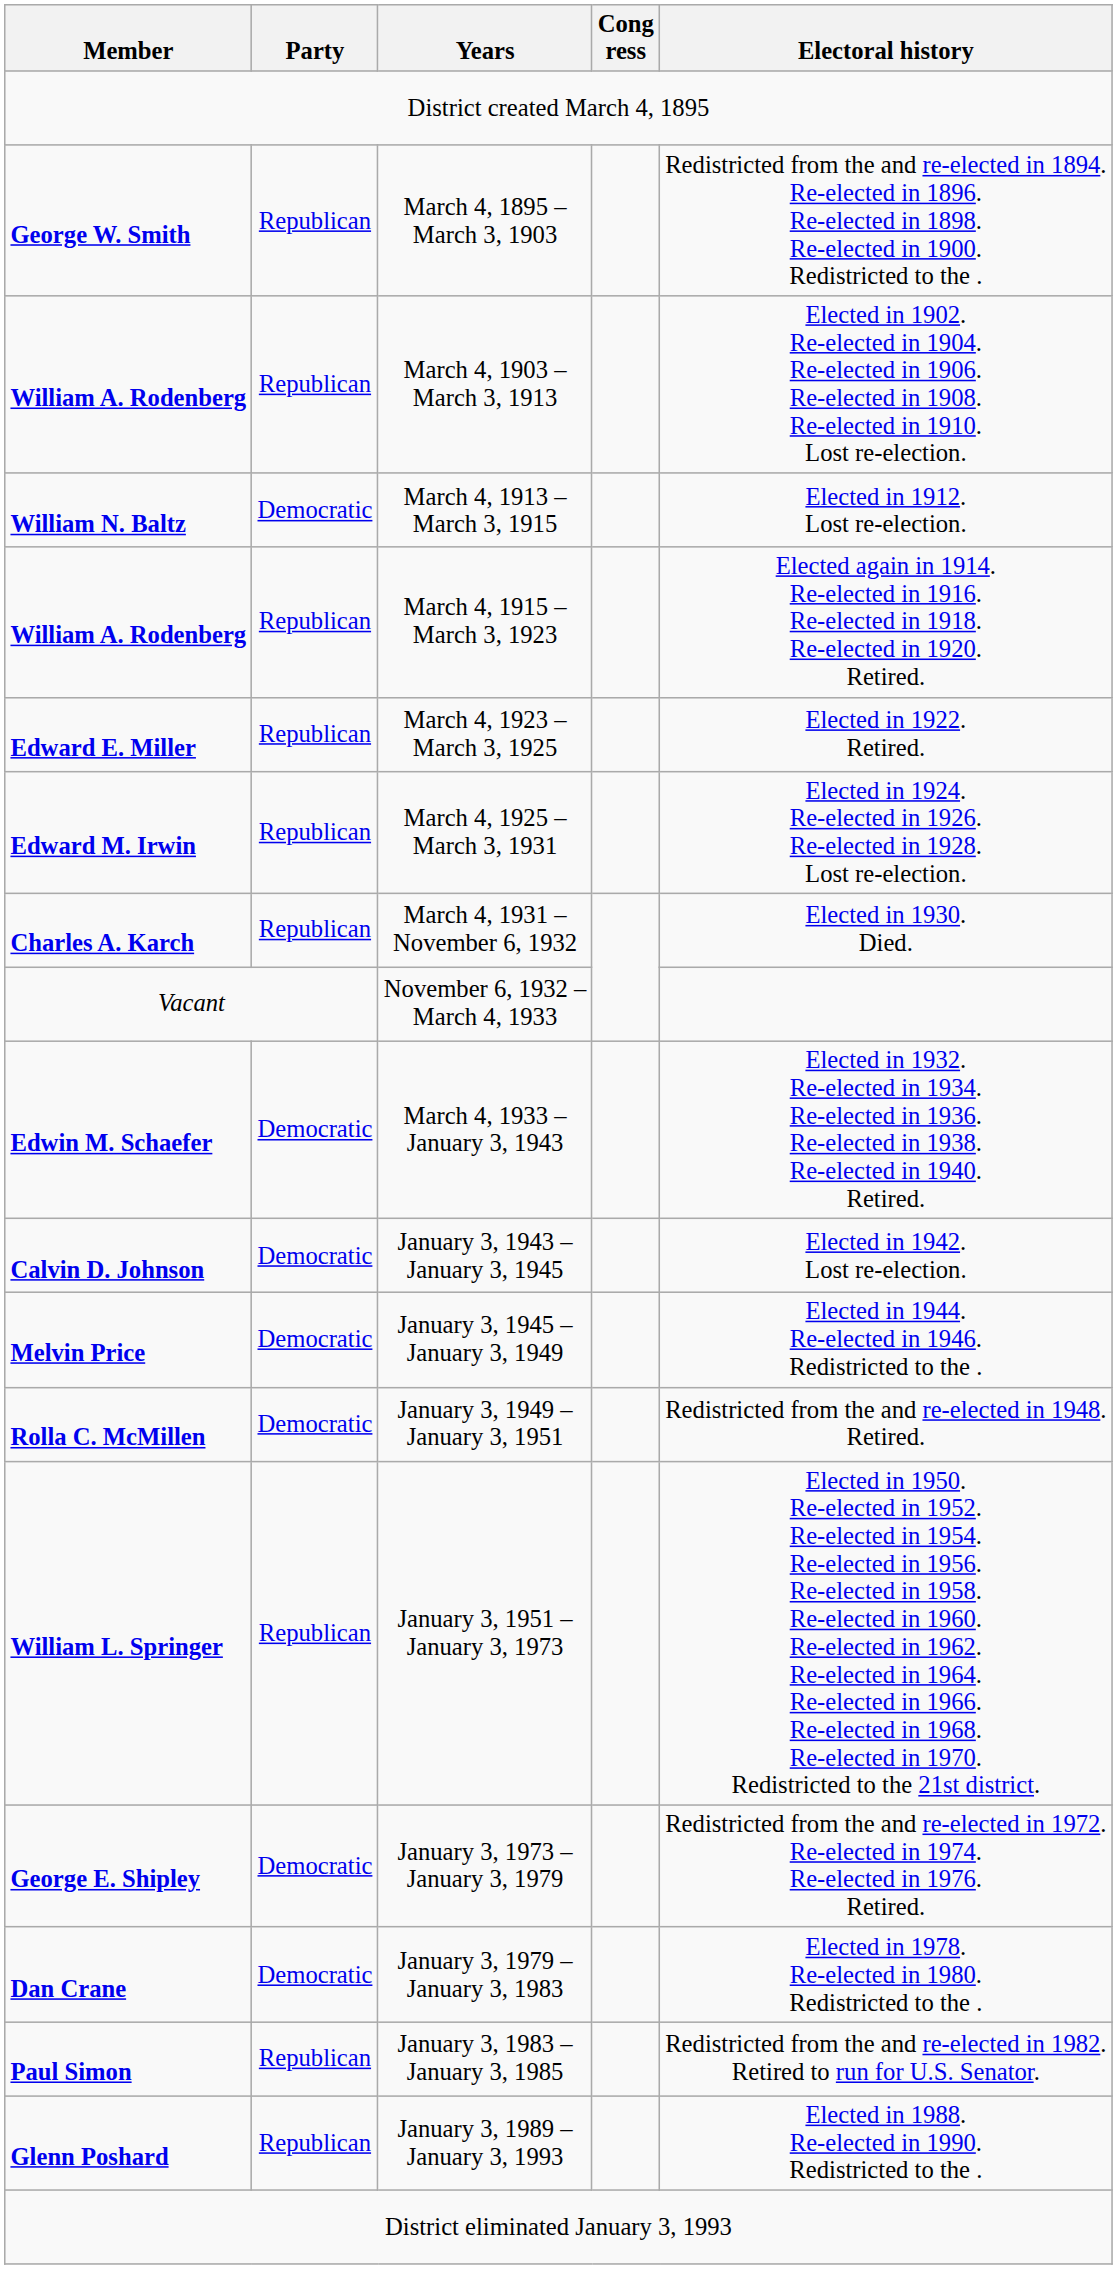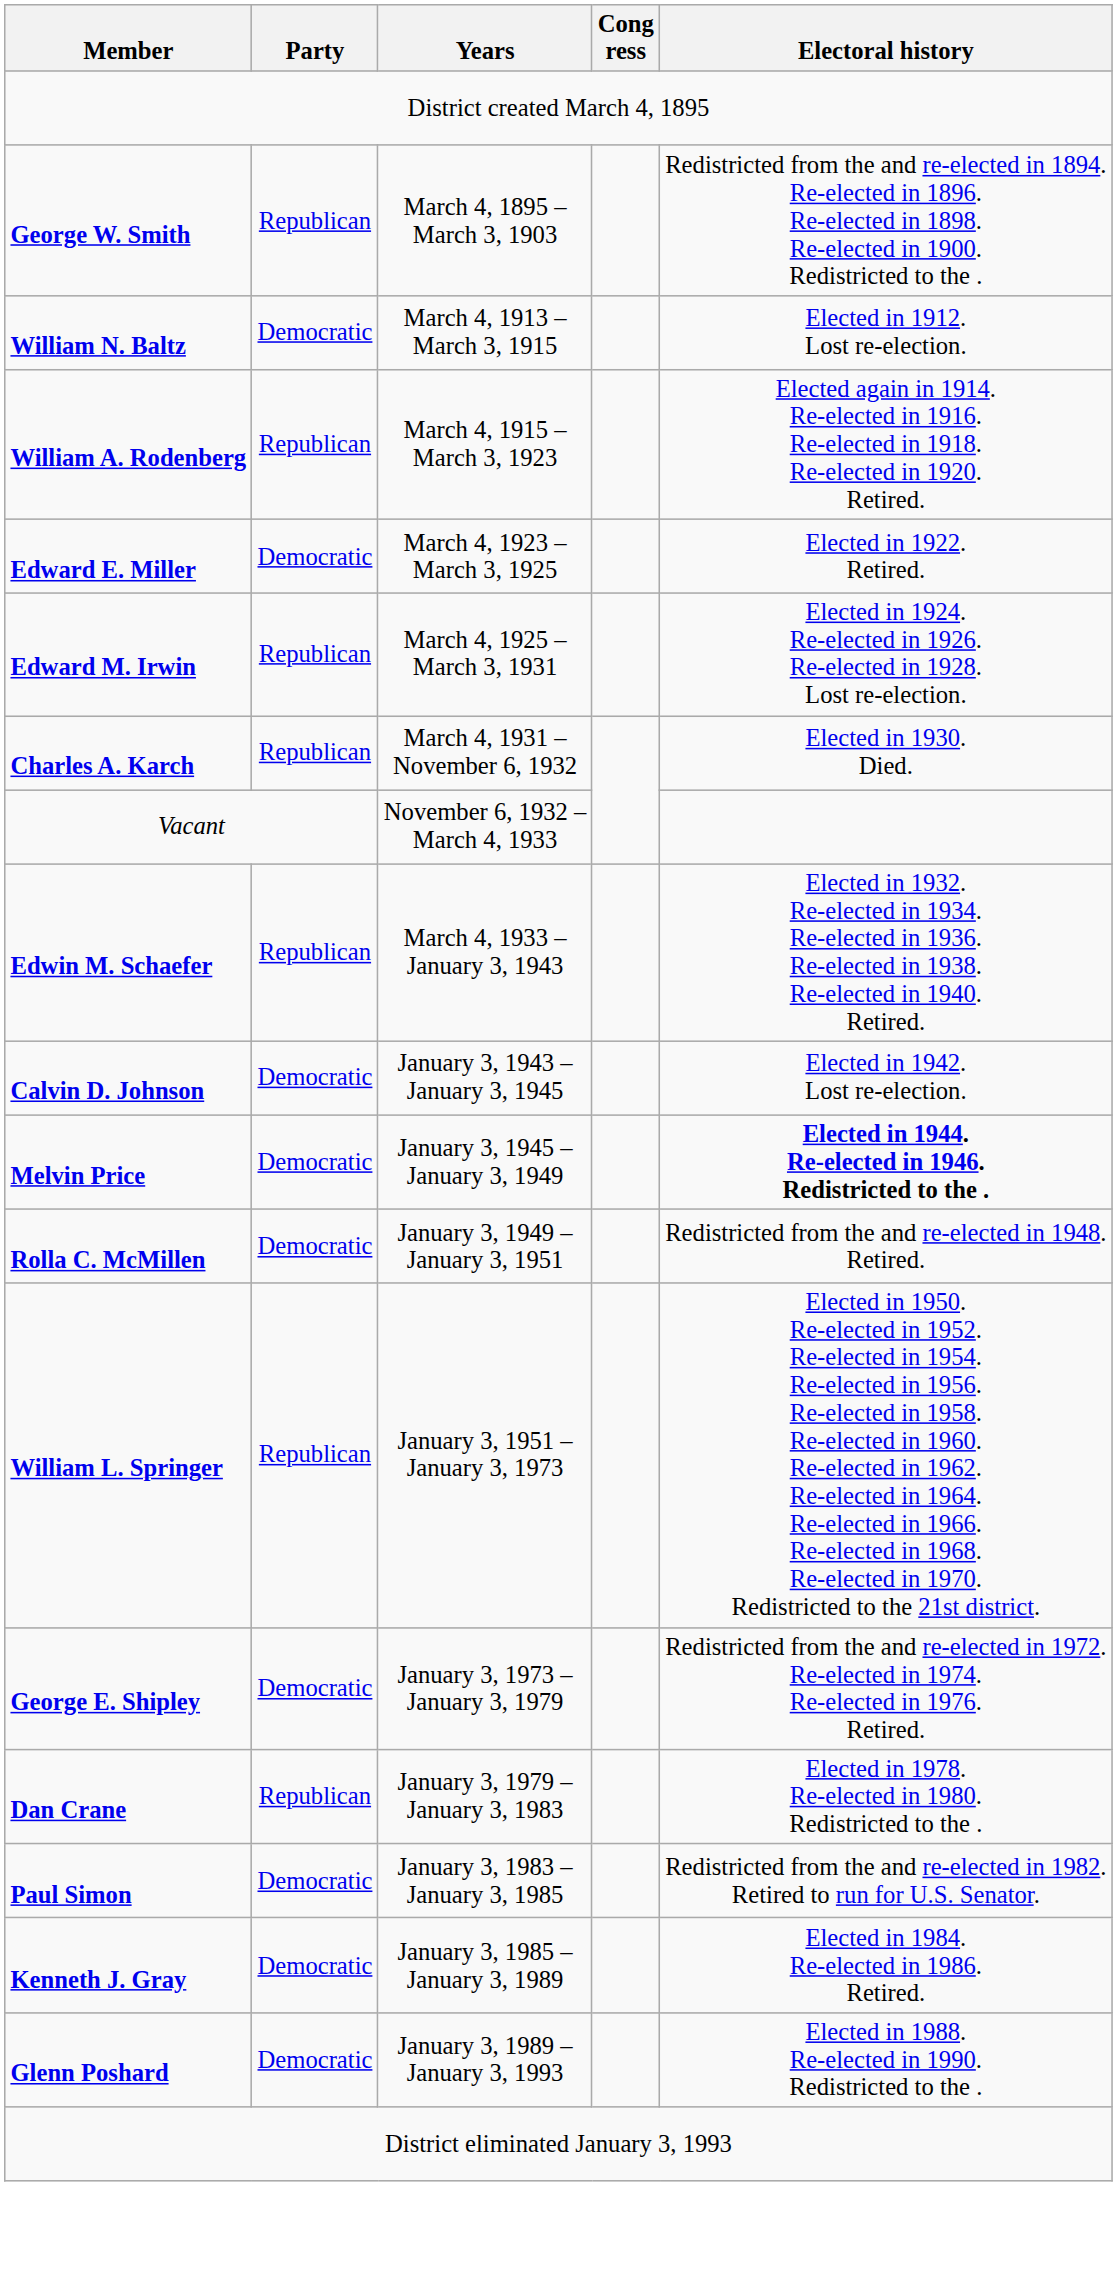- row: (485, 384)
(315, 733) Republican -> (315, 556) Democratic
(315, 1129) Democratic -> (315, 951) Republican
(886, 1339) normal -> (886, 1161) bold
(315, 1974) Democratic -> (315, 1796) Republican
(315, 2058) Republican -> (315, 1880) Democratic
+ row: (485, 1965)
(315, 2142) Republican -> (315, 2059) Democratic
